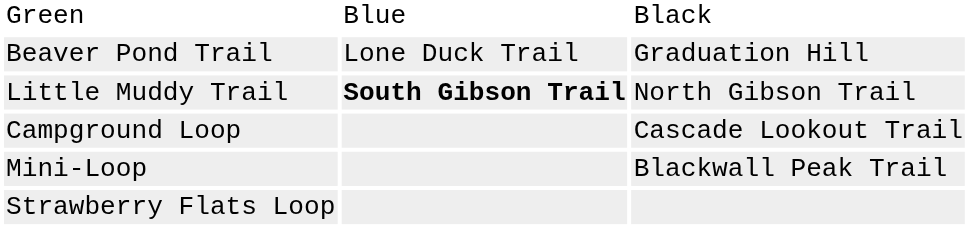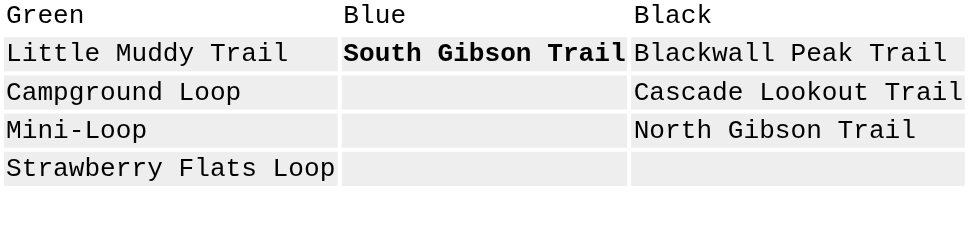- row: (139, 54)
(775, 92) North Gibson Trail -> (790, 54) Blackwall Peak Trail
(790, 169) Blackwall Peak Trail -> (775, 131) North Gibson Trail
